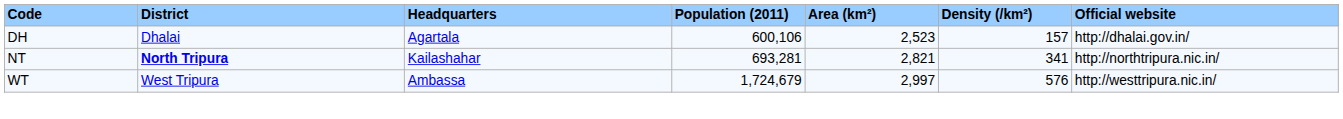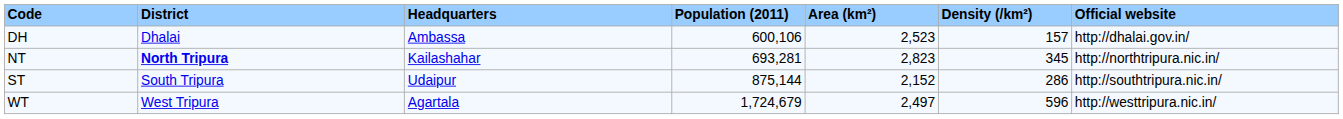(433, 37) Agartala -> (437, 37) Ambassa
(918, 59) 2,821 -> (918, 59) 2,823
(1057, 59) 341 -> (1057, 59) 345
+ row: (16, 80)
(437, 80) Ambassa -> (433, 102) Agartala
(918, 80) 2,997 -> (918, 102) 2,497
(1057, 80) 576 -> (1057, 102) 596
